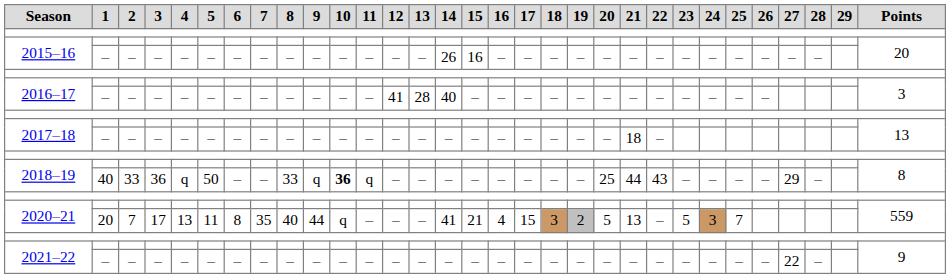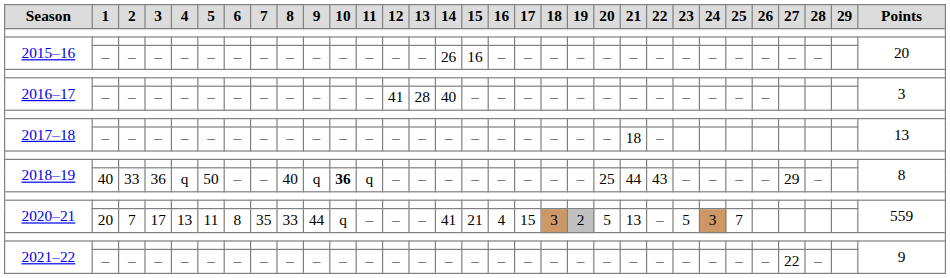(290, 179) 33 -> (290, 179) 40
(290, 220) 40 -> (290, 220) 33
